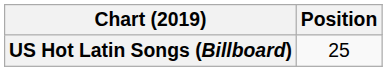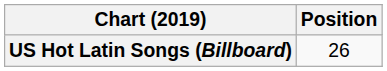(339, 50) 25 -> (339, 50) 26
